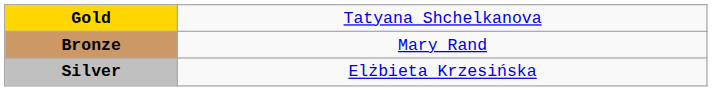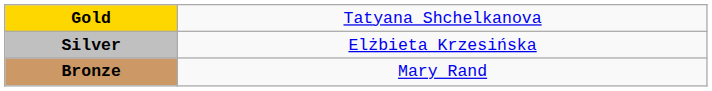rows swapped: (91, 72) <-> (91, 45)
